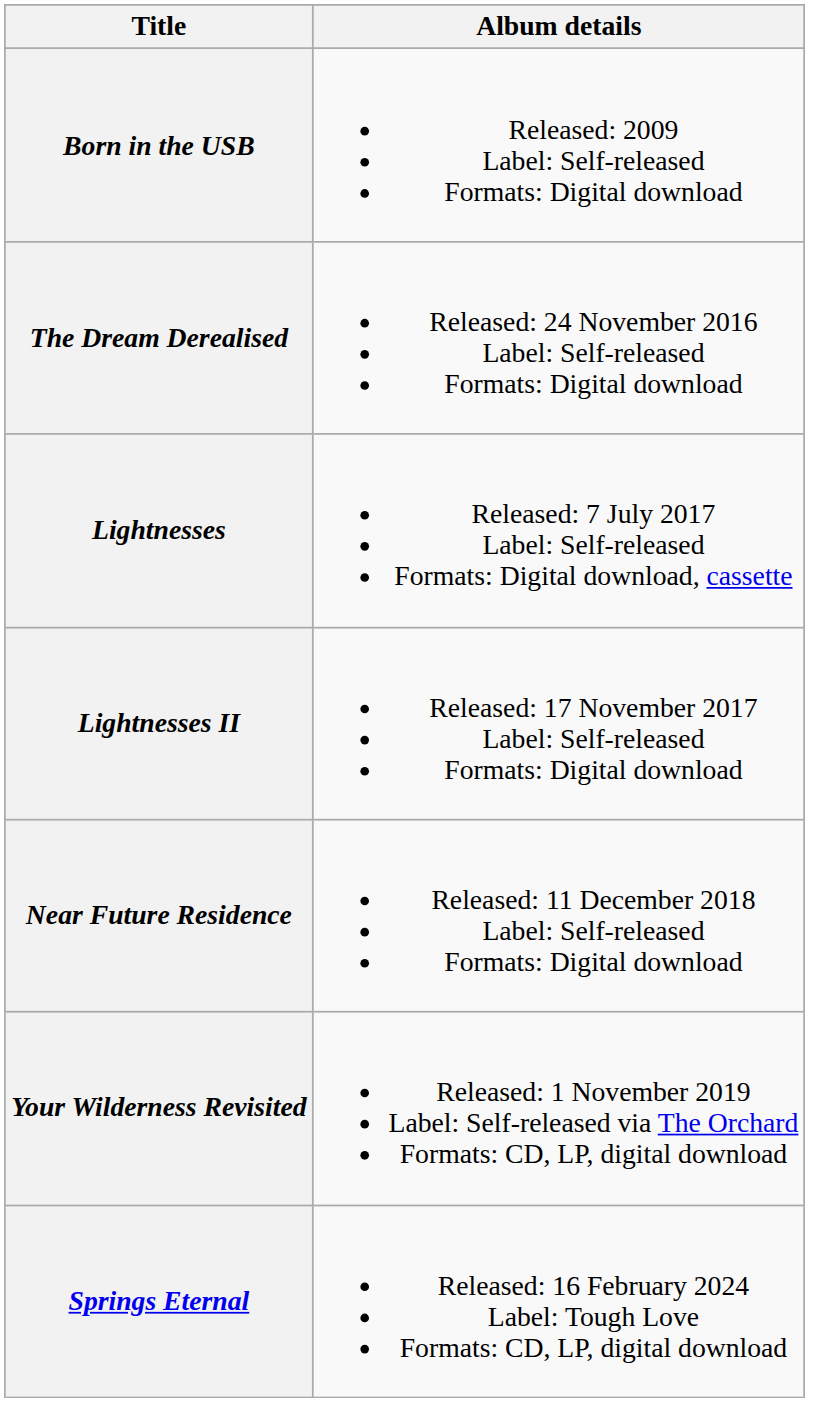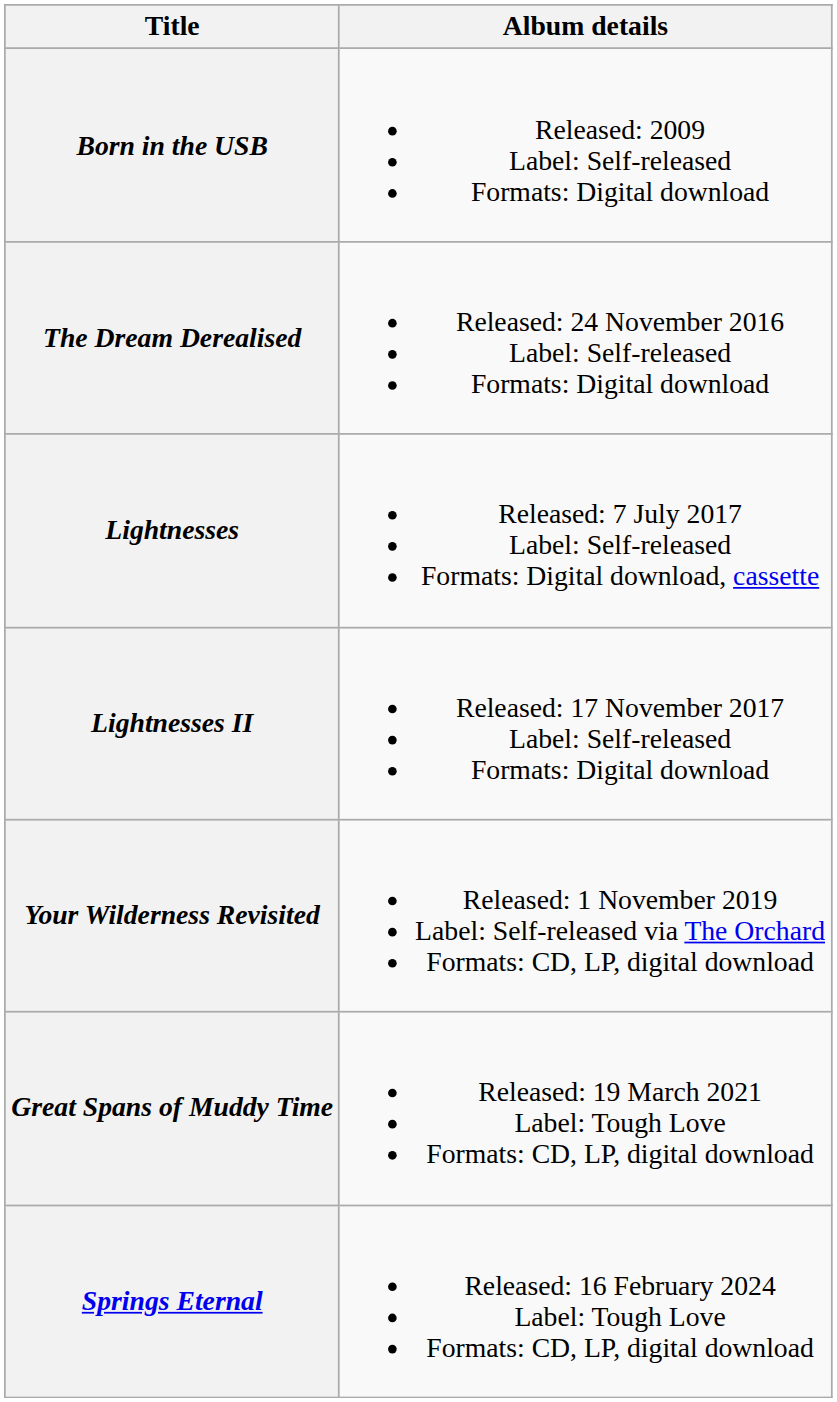- row: (159, 915)
+ row: (172, 1108)
